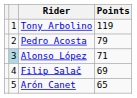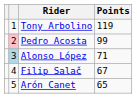(14, 42) no background -> (14, 42) pink background
(102, 42) 79 -> (102, 42) 99
(102, 71) 69 -> (102, 71) 67
